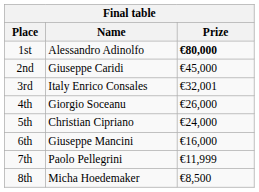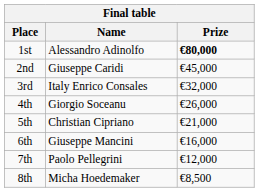(198, 86) €32,001 -> (198, 86) €32,000
(198, 123) €24,000 -> (198, 123) €21,000
(198, 159) €11,999 -> (198, 159) €12,000
